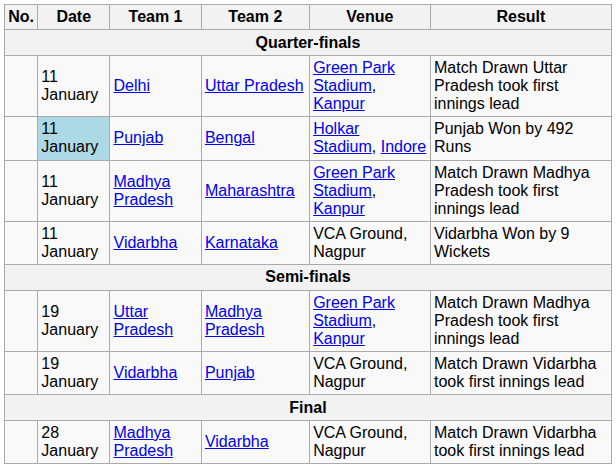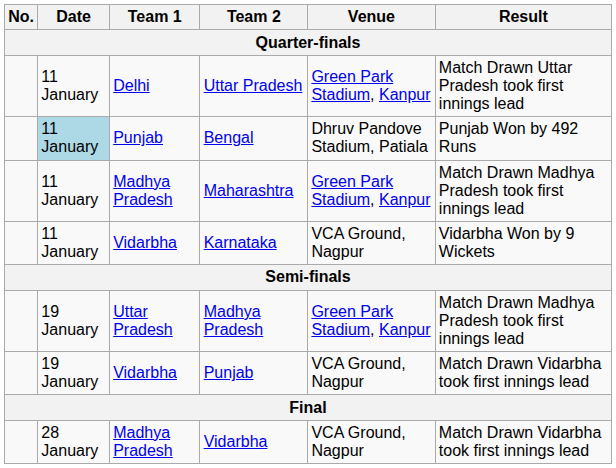(370, 138) Holkar Stadium, Indore -> (370, 138) Dhruv Pandove Stadium, Patiala
